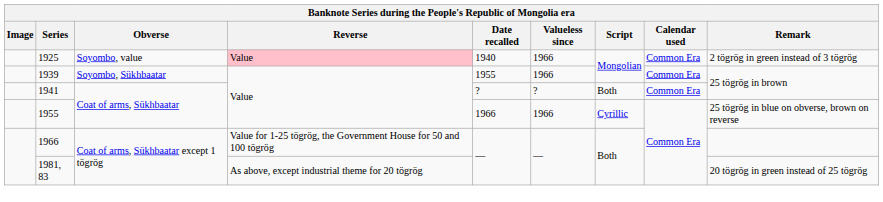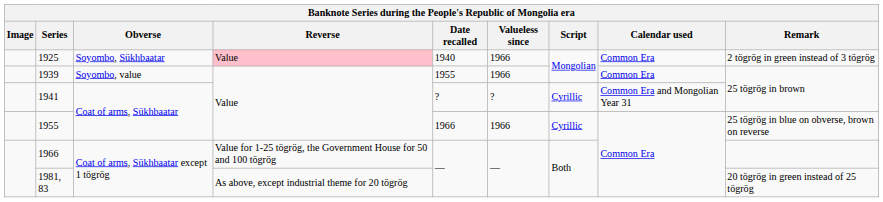(110, 58) Soyombo, value -> (120, 58) Soyombo, Sükhbaatar
(121, 74) Soyombo, Sükhbaatar -> (108, 74) Soyombo, value
(607, 91) Both -> (567, 97) Cyrillic
(673, 91) Common Era -> (659, 97) Common Era and Mongolian Year 31
